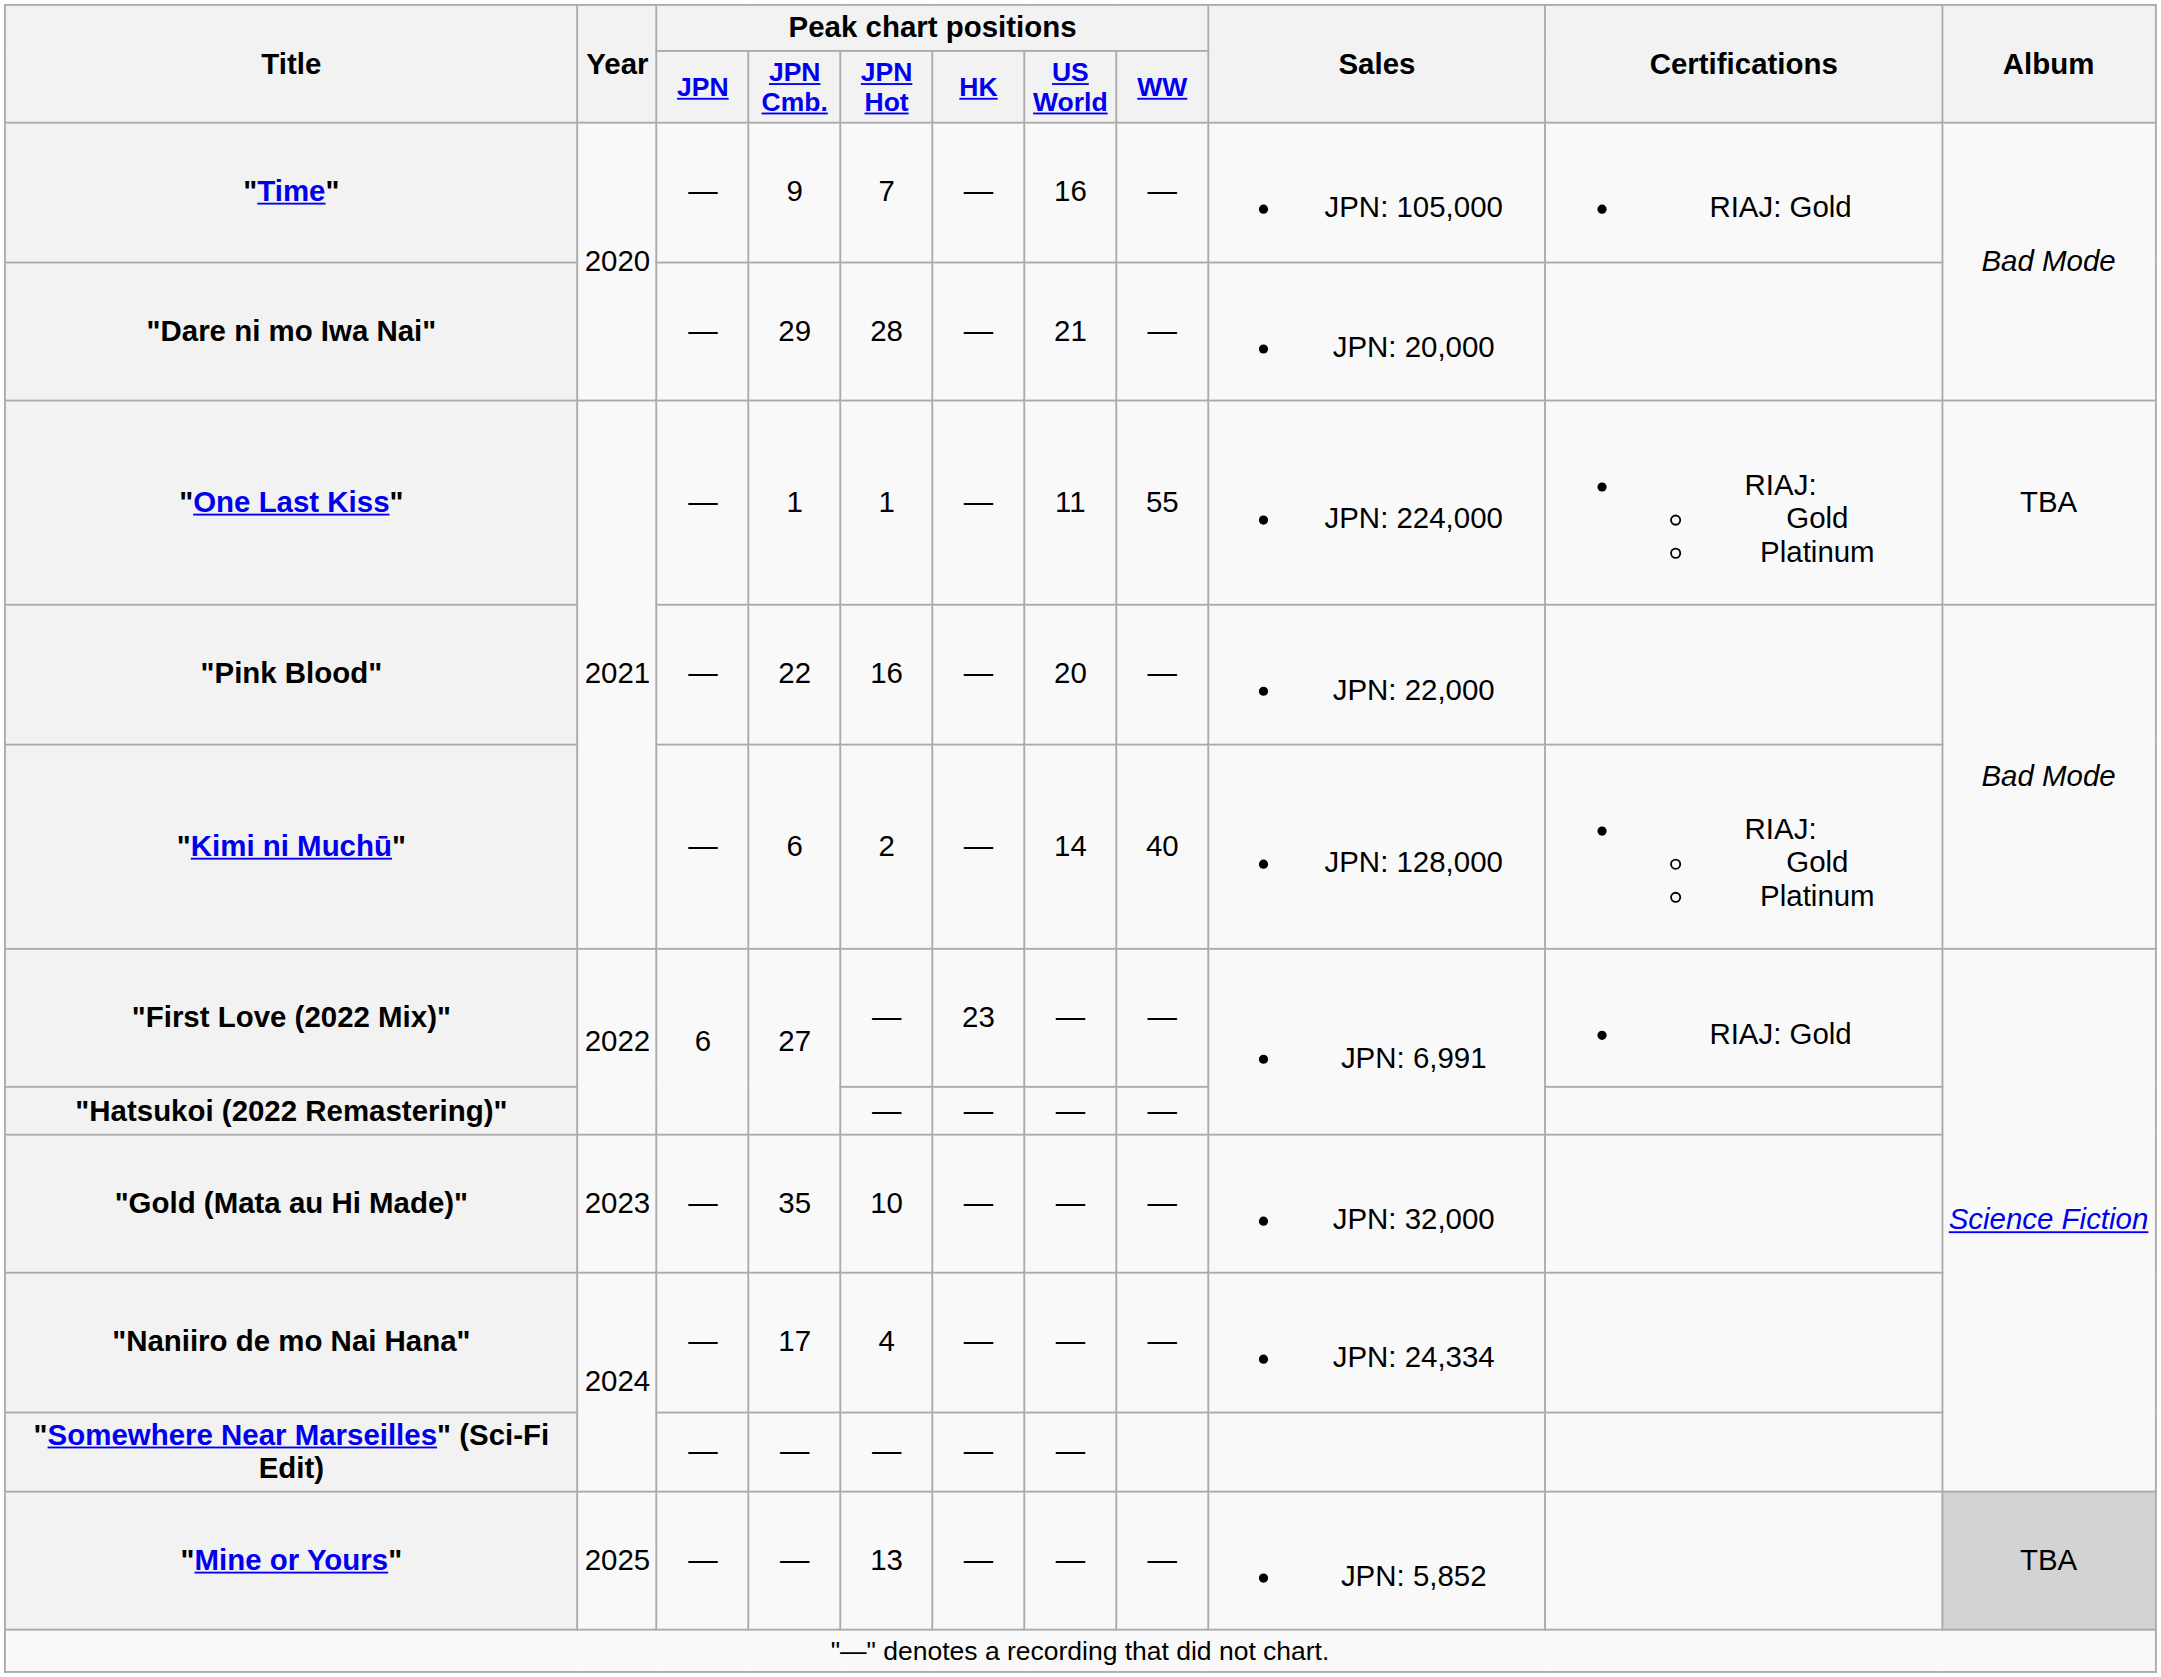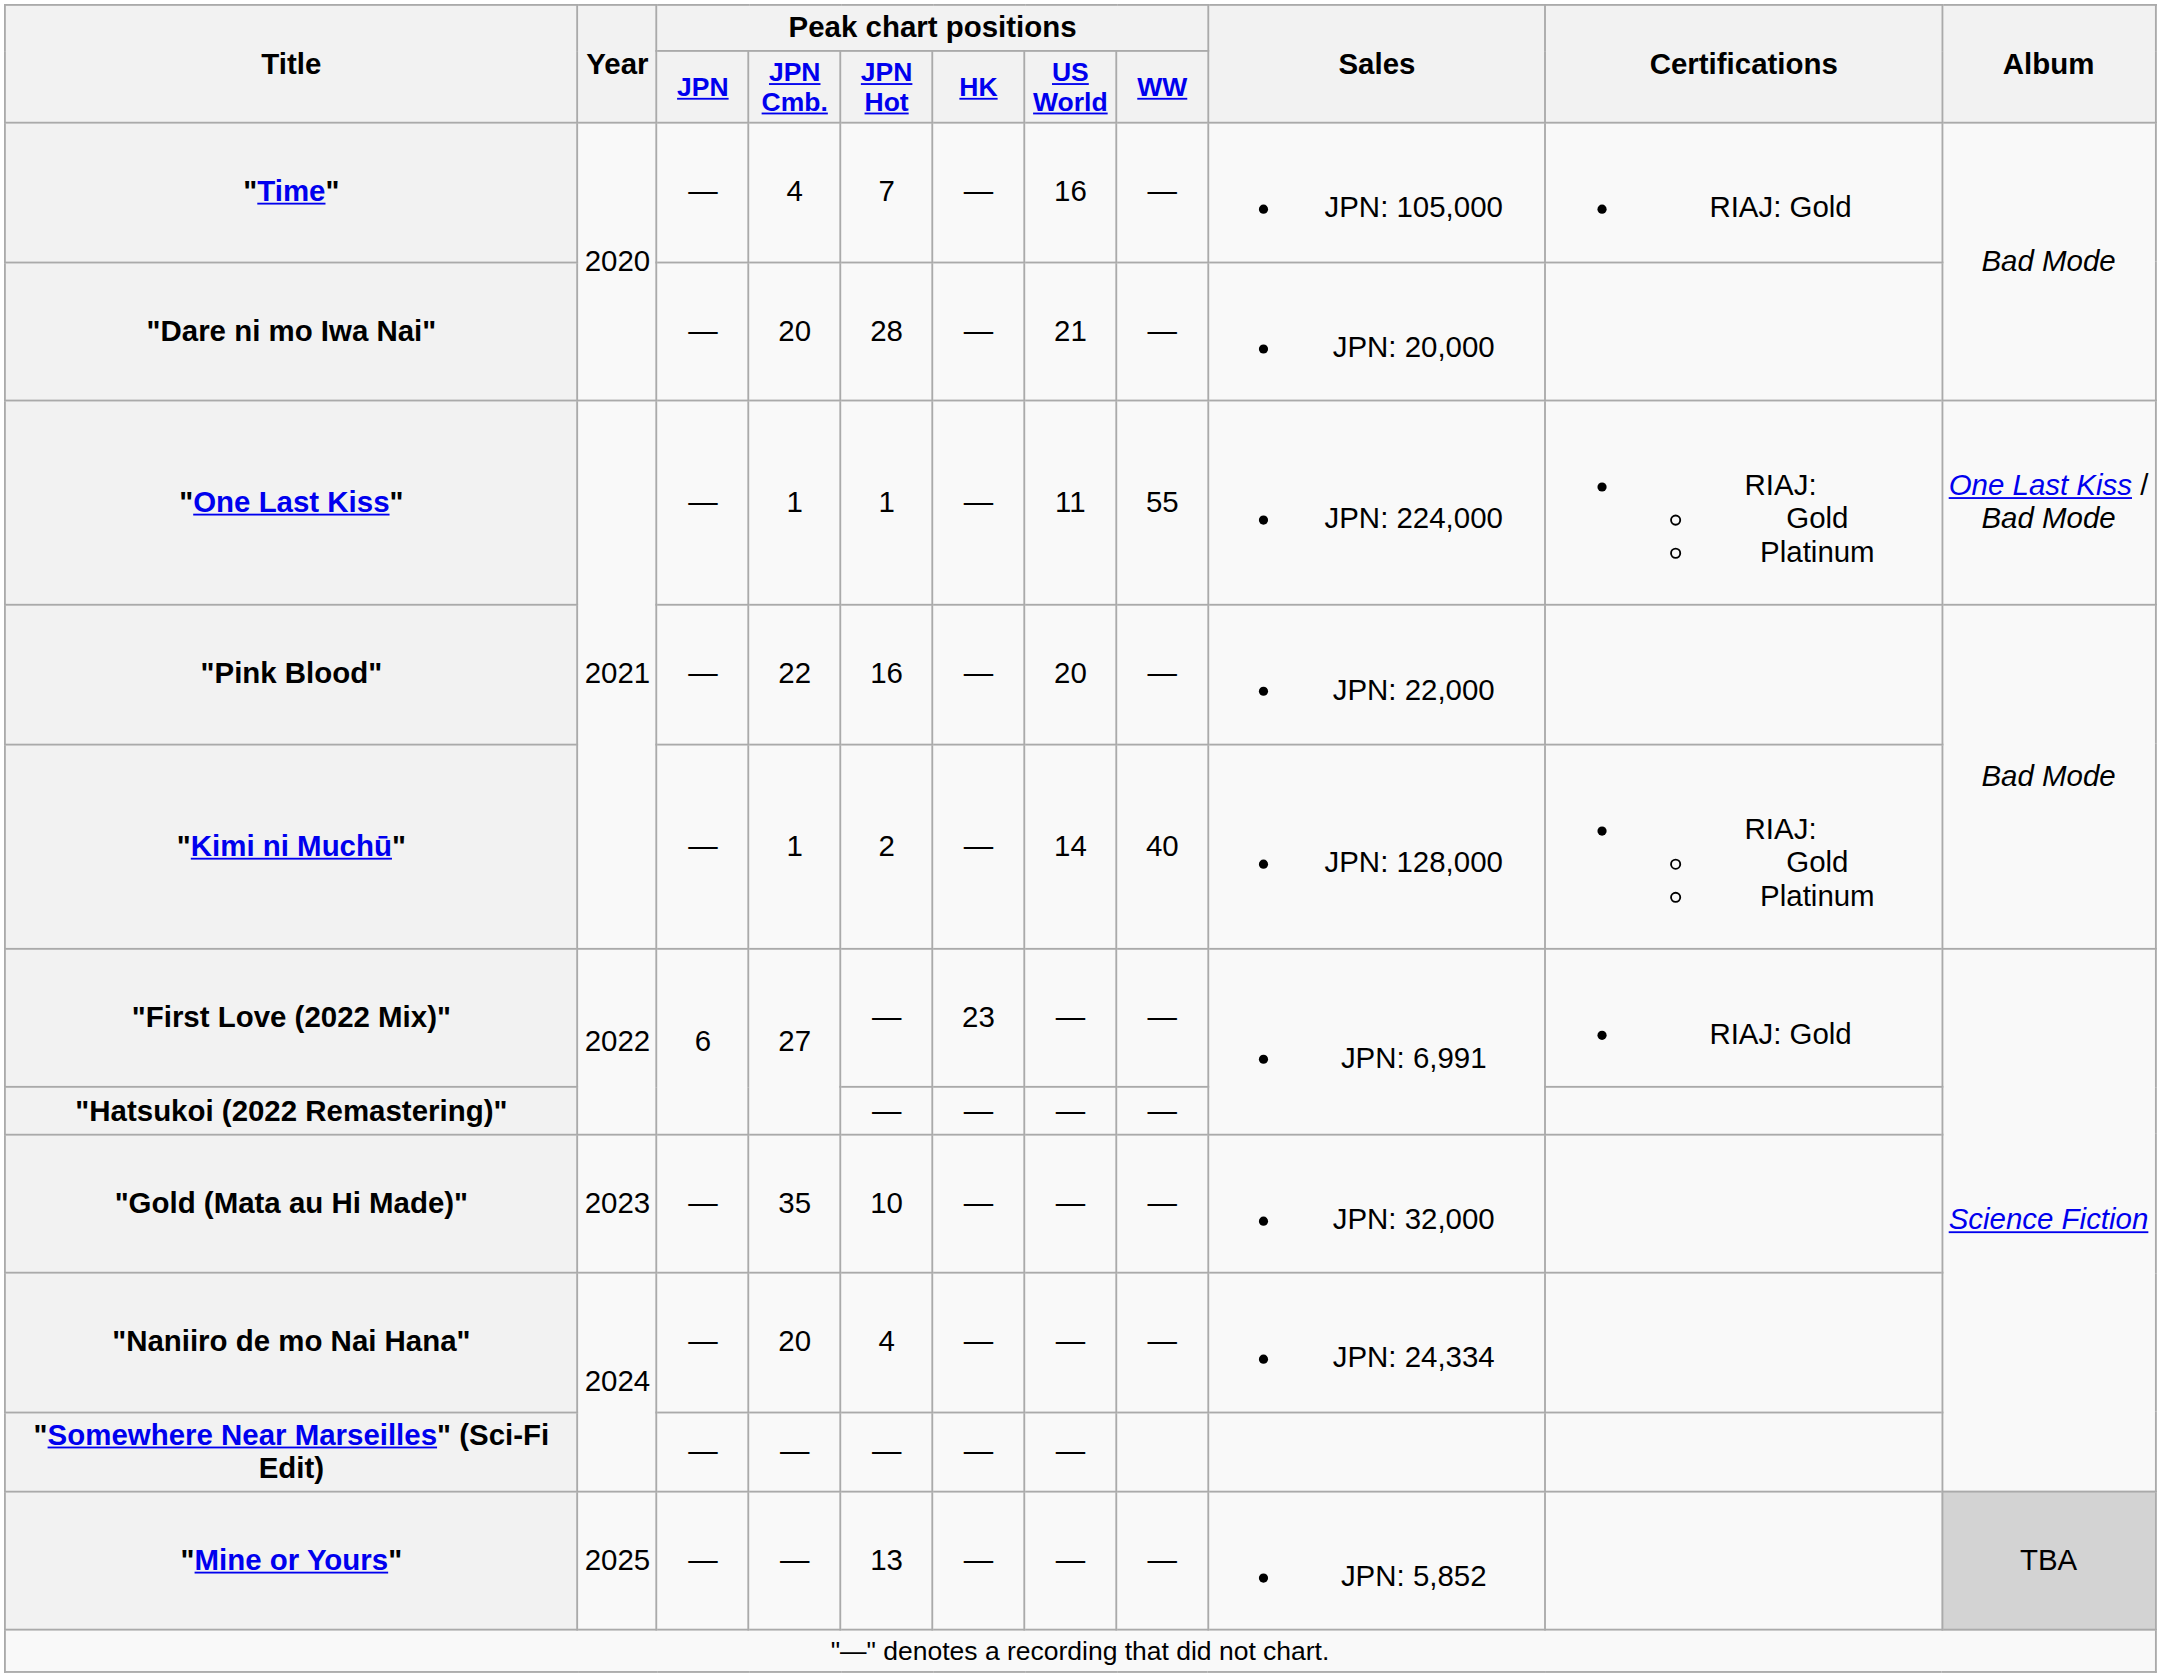(795, 191) 9 -> (795, 191) 4
(795, 330) 29 -> (795, 330) 20
(2049, 502) TBA -> (2049, 502) One Last Kiss / Bad Mode
(795, 845) 6 -> (795, 845) 1
(795, 1341) 17 -> (795, 1341) 20
